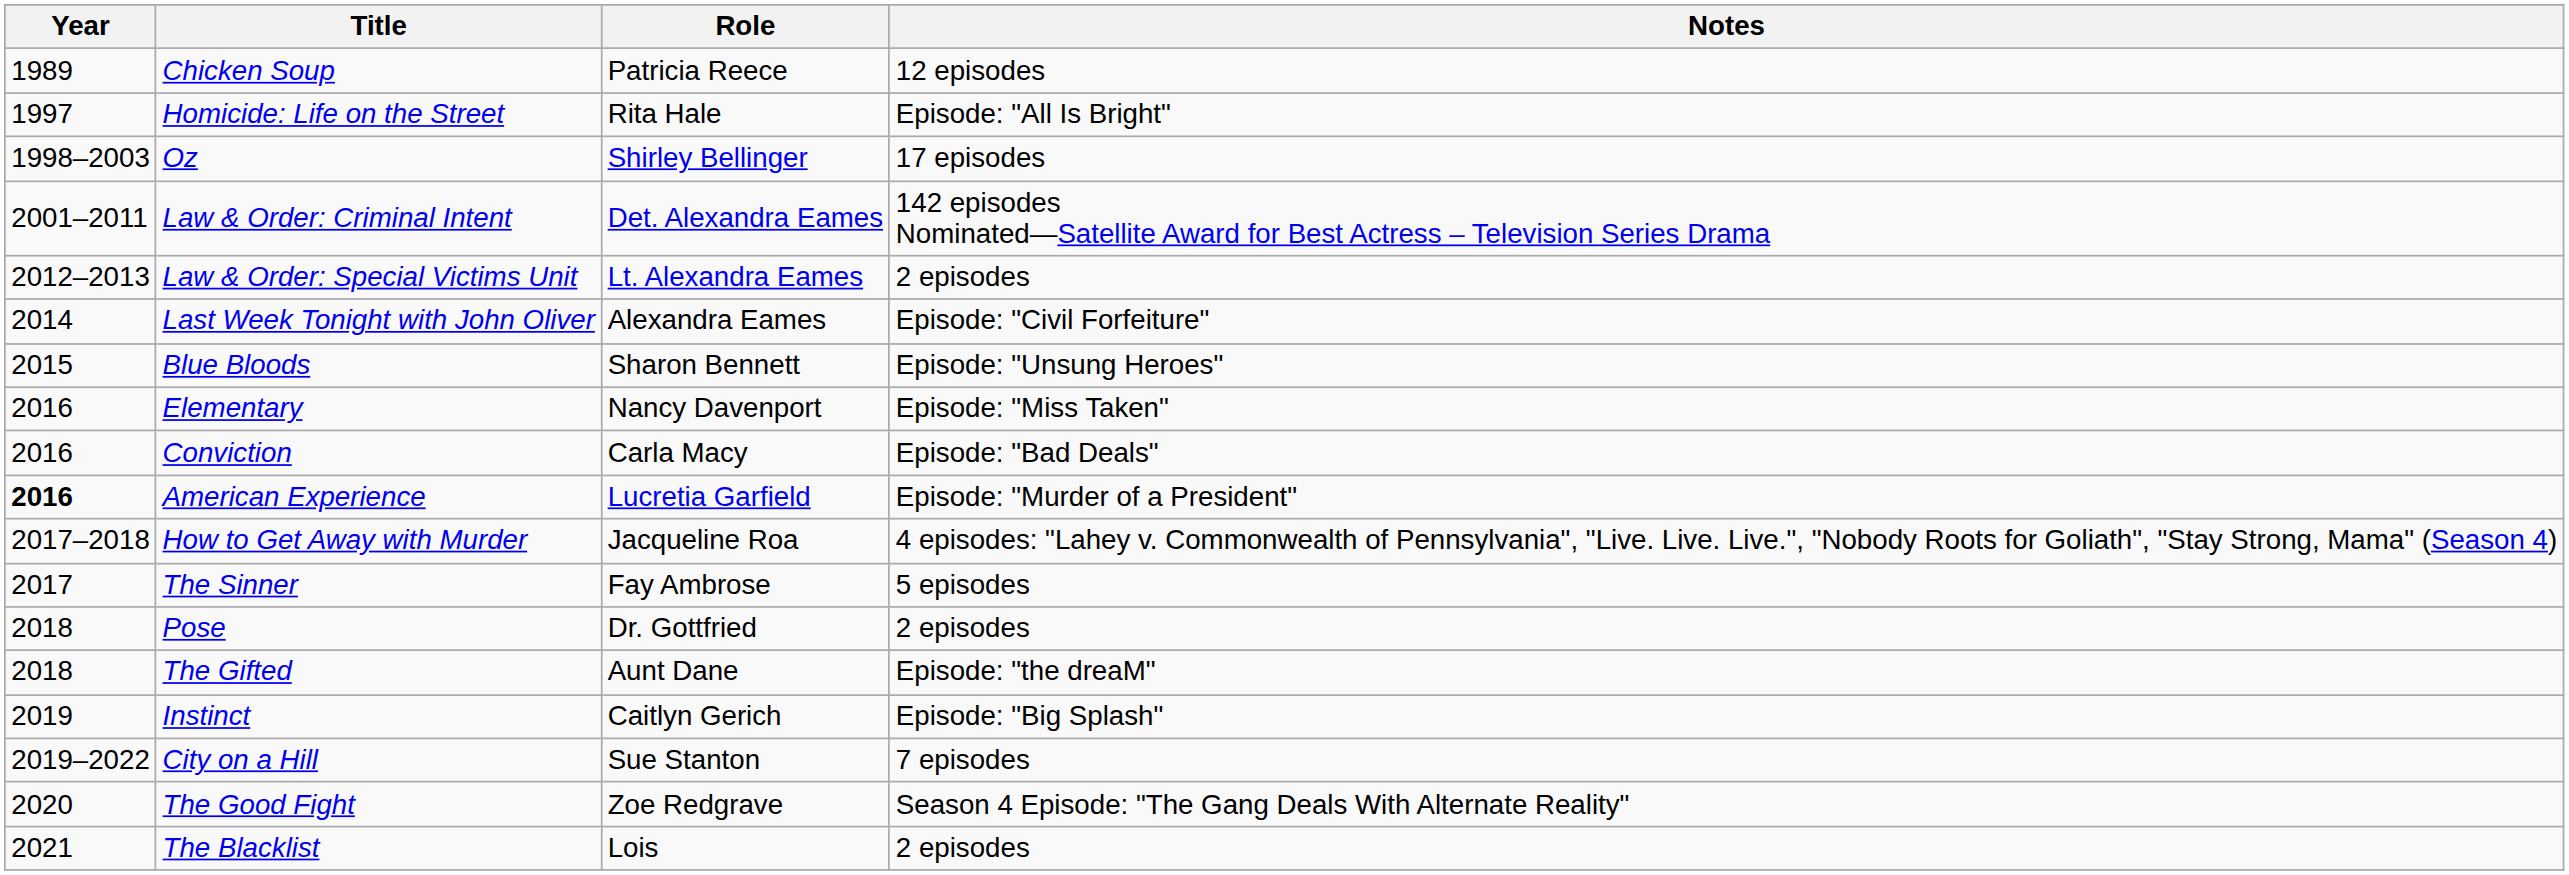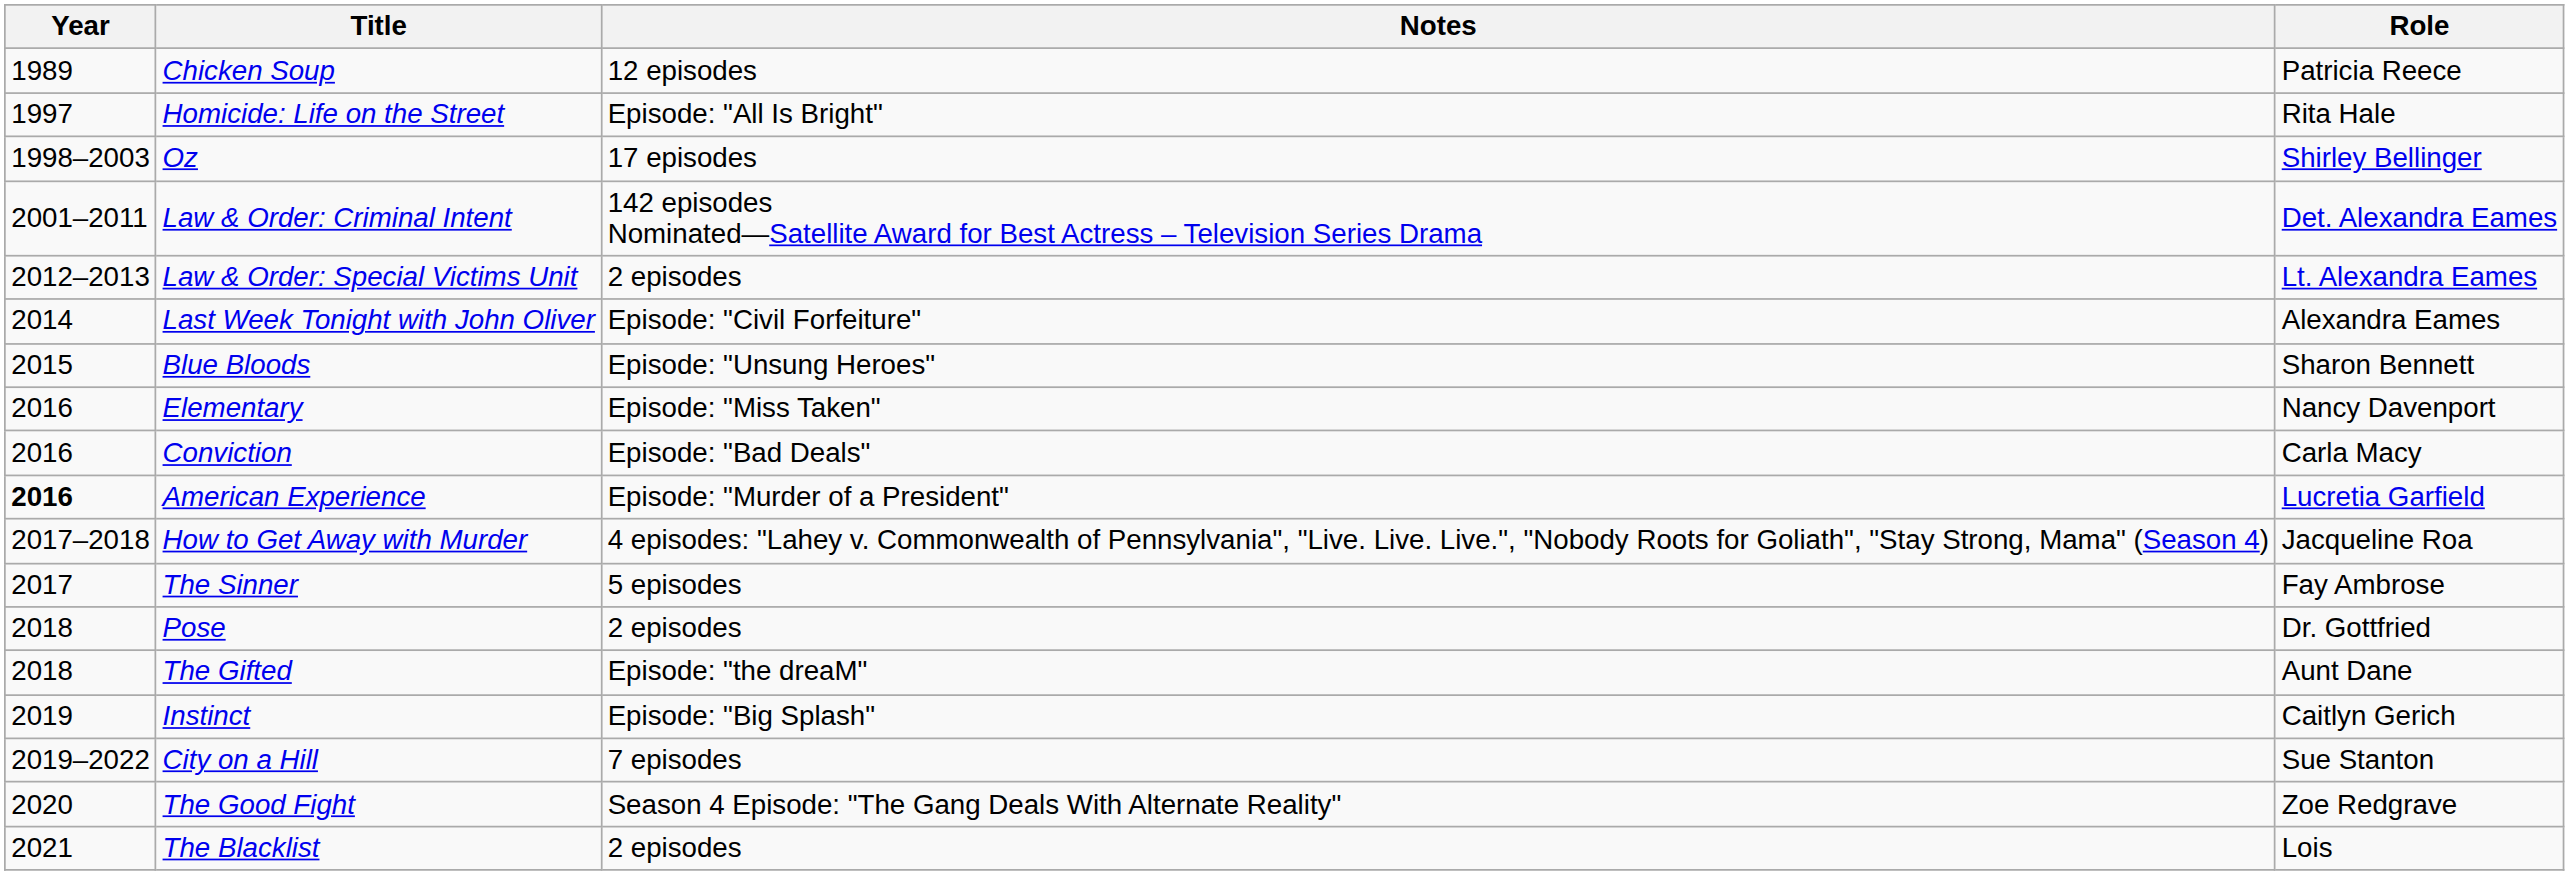columns swapped: (745, 26) <-> (1726, 26)
